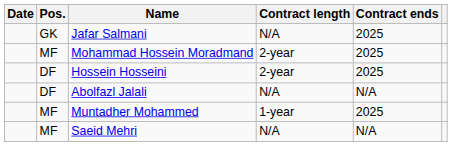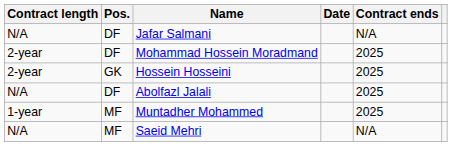columns swapped: (21, 14) <-> (305, 14)
(49, 33) GK -> (112, 33) DF
(370, 33) 2025 -> (366, 33) N/A
(49, 53) MF -> (112, 53) DF
(48, 72) DF -> (113, 72) GK
(366, 92) N/A -> (370, 92) 2025
